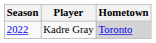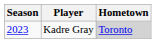(18, 30) 2022 -> (18, 30) 2023
